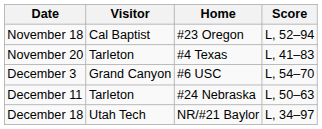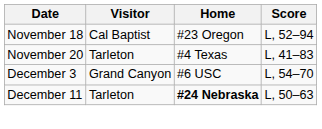(216, 94) normal -> (218, 94) bold
- row: (45, 114)
